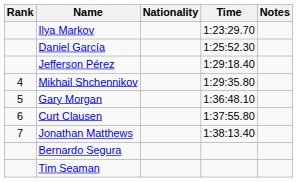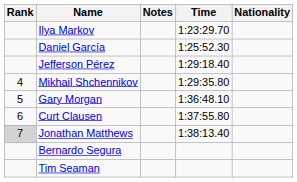columns swapped: (170, 13) <-> (275, 13)
(20, 133) no background -> (20, 133) lightgrey background
